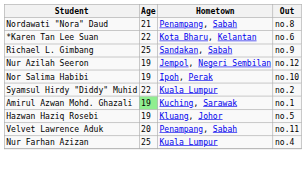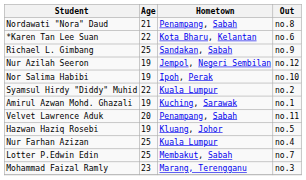(146, 103) lightgreen background -> (146, 103) no background
rows swapped: (55, 129) <-> (52, 116)
+ row: (52, 155)
+ row: (57, 169)
